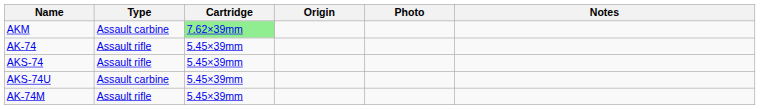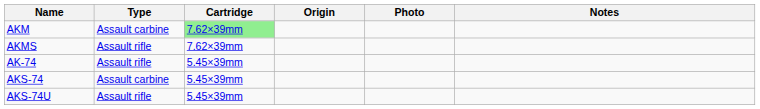+ row: (22, 46)
(124, 63) Assault rifle -> (133, 79) Assault carbine
(133, 79) Assault carbine -> (124, 96) Assault rifle
- row: (26, 96)
